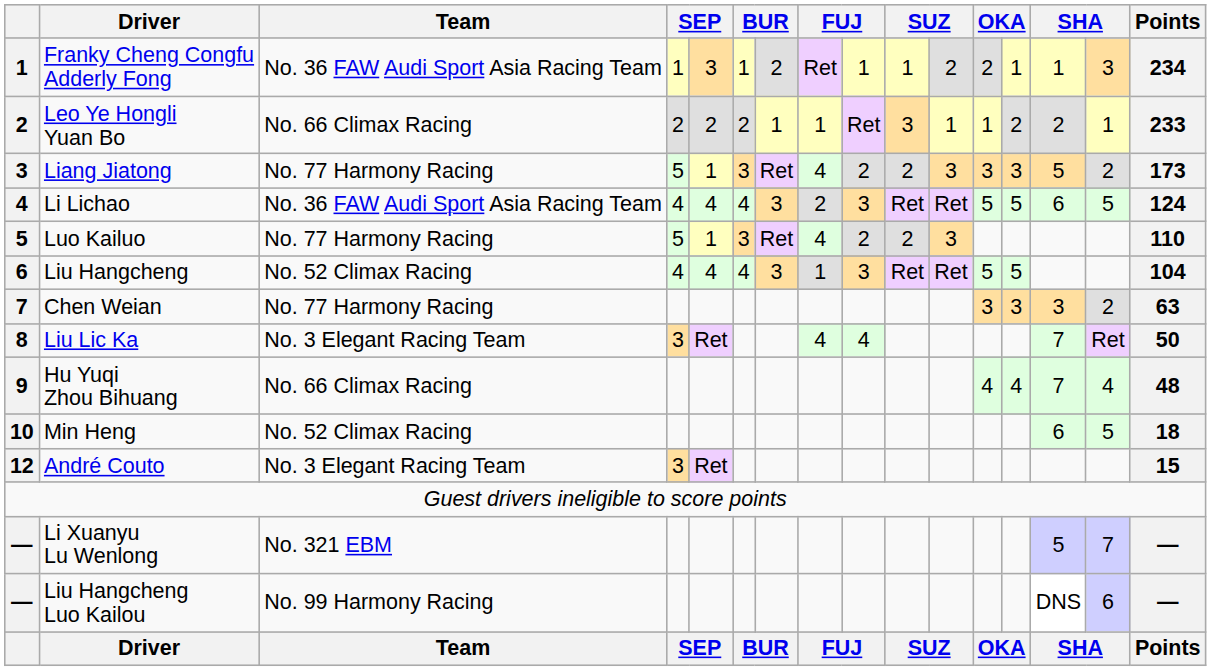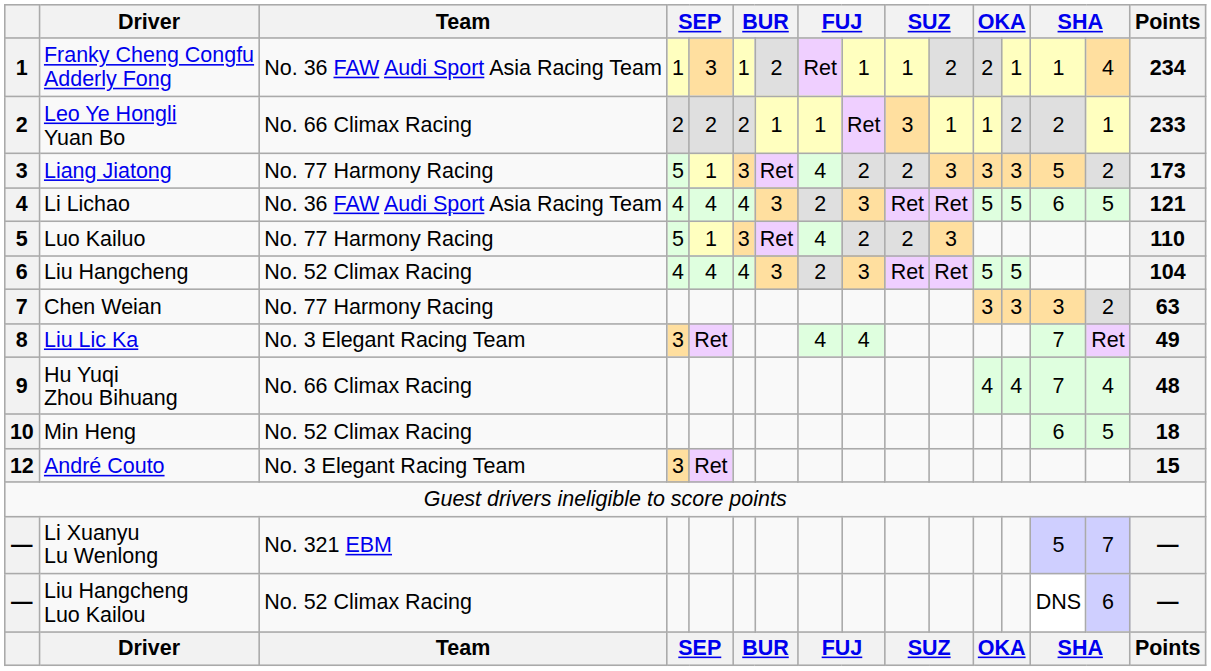(1108, 67) 3 -> (1108, 67) 4
(1168, 204) 124 -> (1168, 204) 121
(820, 272) 1 -> (820, 272) 2
(1168, 340) 50 -> (1168, 340) 49
(379, 602) No. 99 Harmony Racing -> (368, 602) No. 52 Climax Racing
